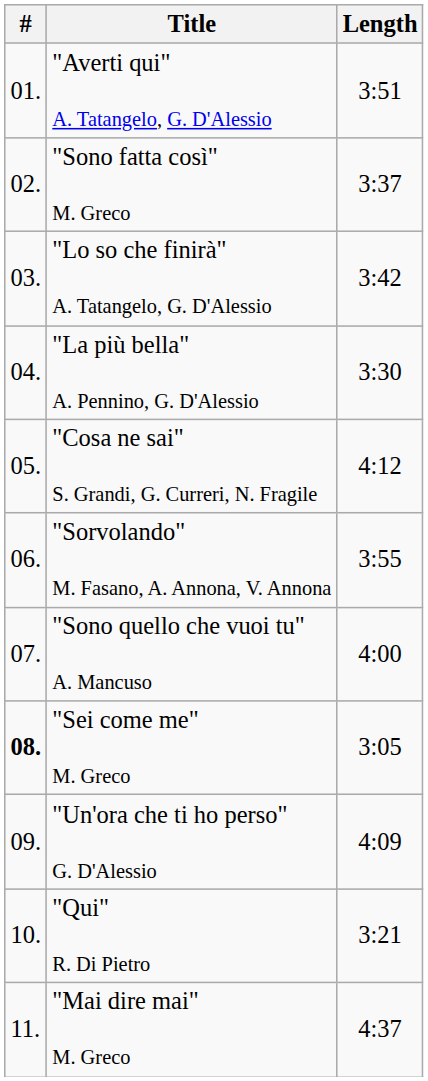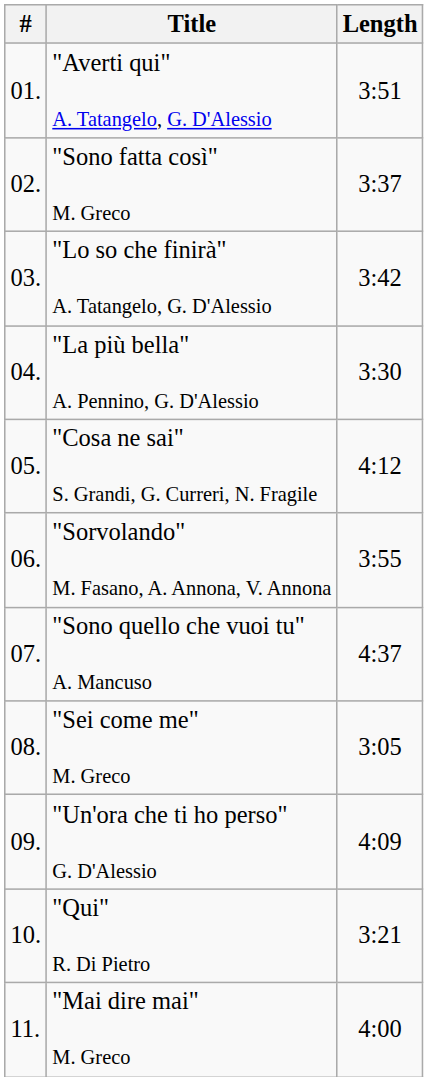(380, 653) 4:00 -> (380, 653) 4:37
(26, 747) bold -> (26, 747) normal
(380, 1029) 4:37 -> (380, 1029) 4:00
